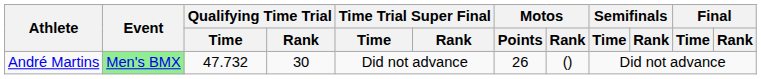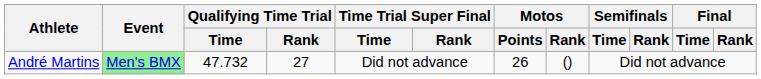(301, 63) 30 -> (301, 63) 27
